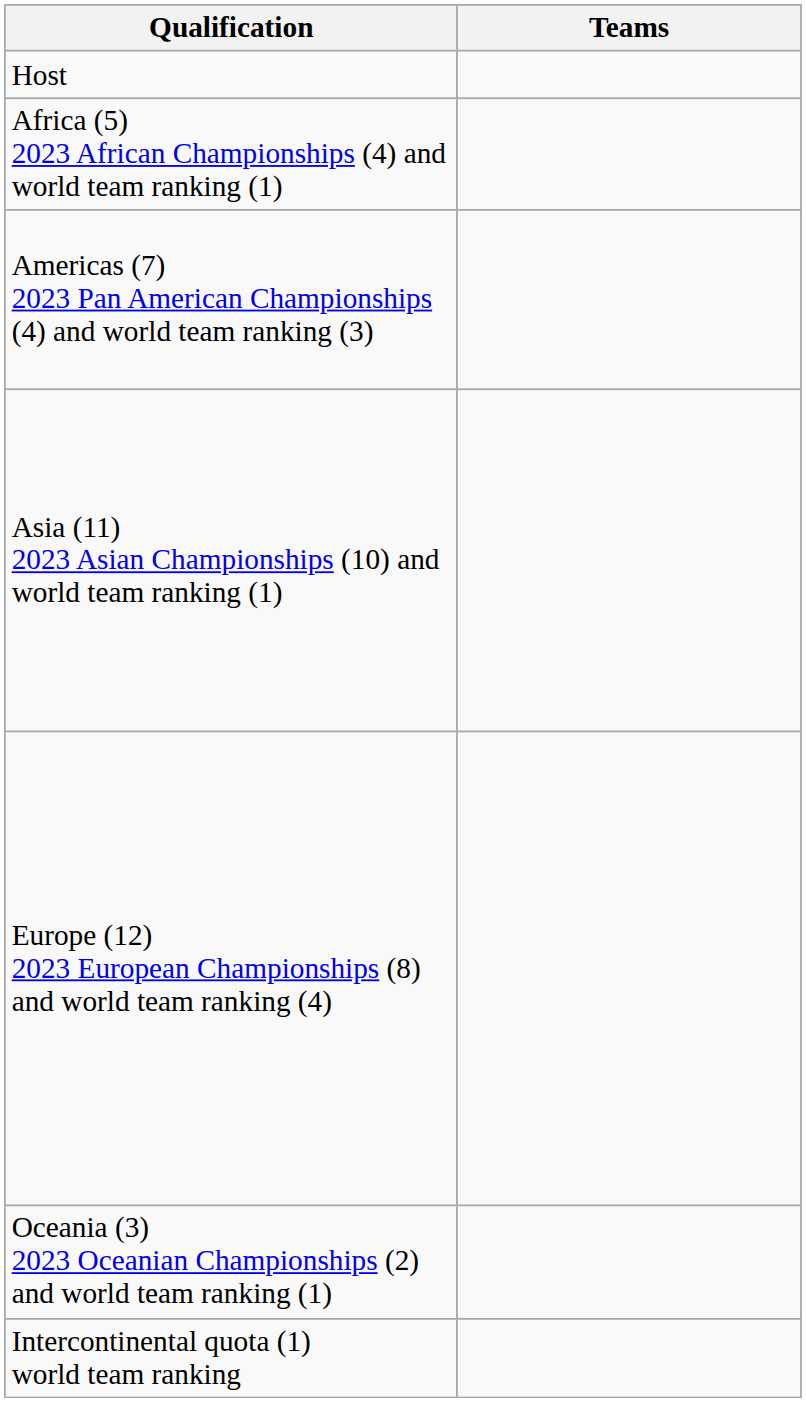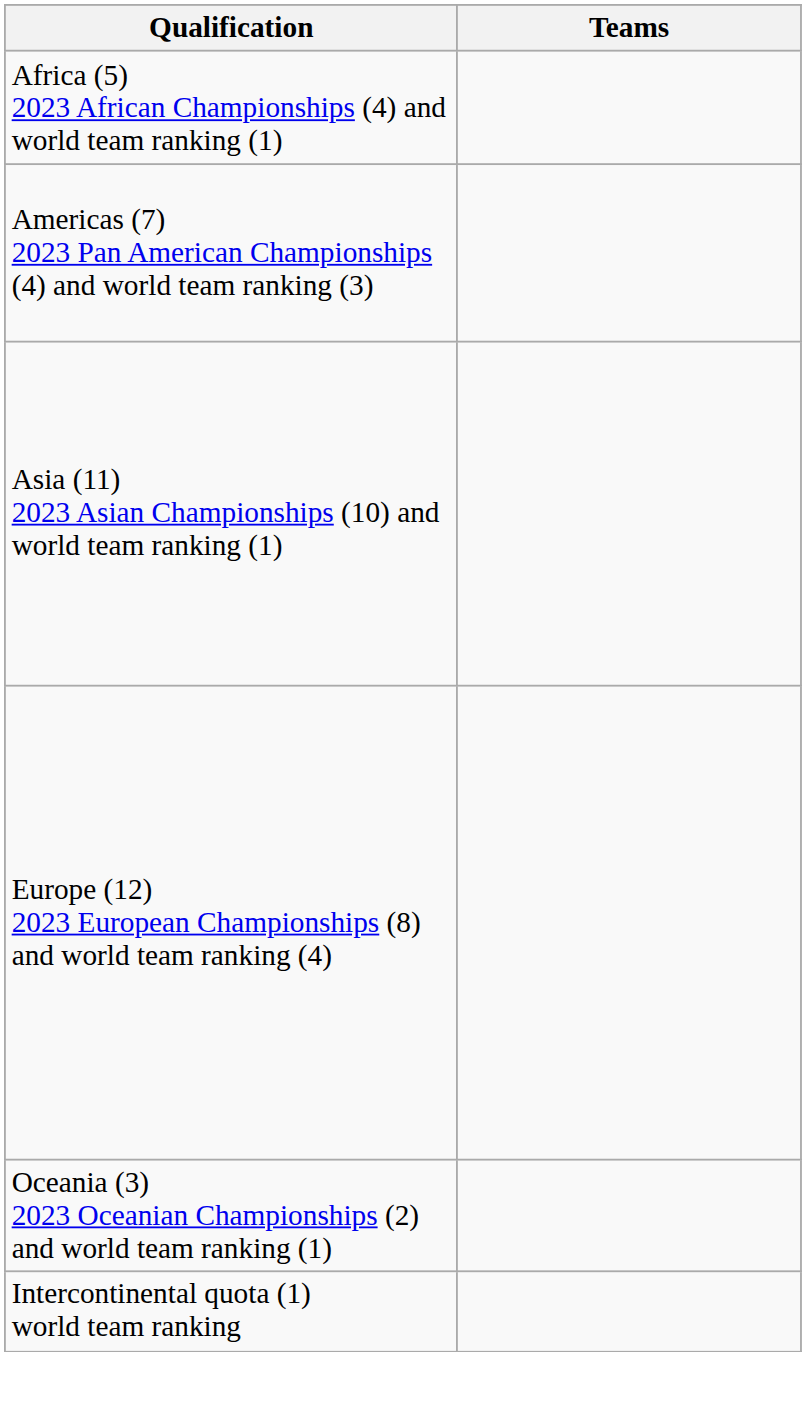- row: (39, 74)
